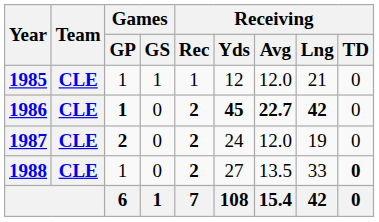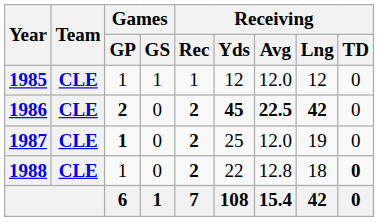(317, 79) 21 -> (317, 79) 12
(123, 110) 1 -> (123, 110) 2
(275, 110) 22.7 -> (275, 110) 22.5
(123, 140) 2 -> (123, 140) 1
(234, 140) 24 -> (234, 140) 25
(234, 170) 27 -> (234, 170) 22
(275, 170) 13.5 -> (275, 170) 12.8
(317, 170) 33 -> (317, 170) 18
